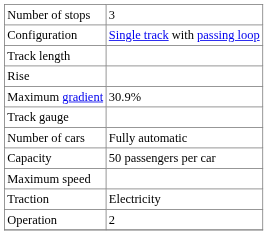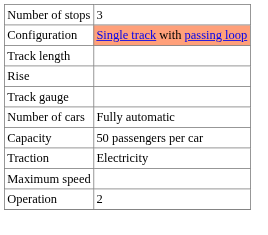(184, 35) no background -> (172, 35) lightsalmon background
- row: (55, 96)
rows swapped: (49, 178) <-> (28, 199)
